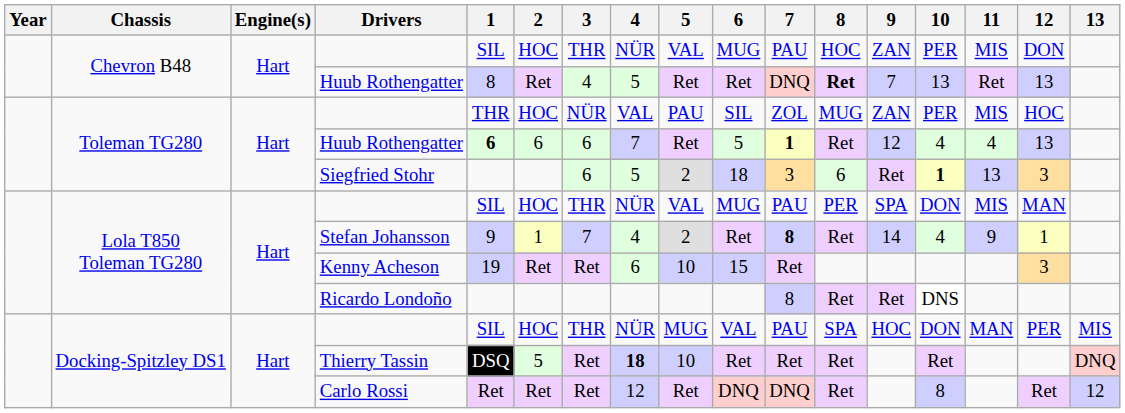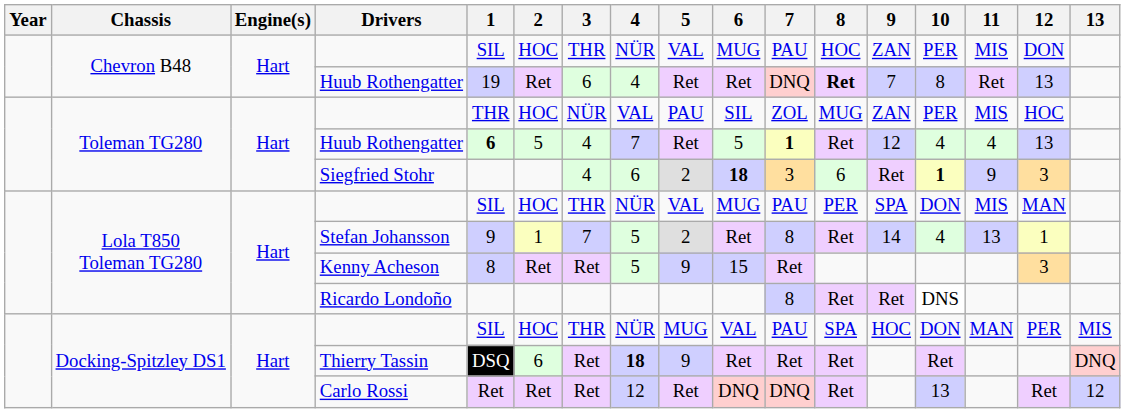(491, 81) 8 -> (491, 81) 19
(587, 81) 4 -> (587, 81) 6
(635, 81) 5 -> (635, 81) 4
(940, 81) 13 -> (940, 81) 8
(538, 143) 6 -> (538, 143) 5
(587, 143) 6 -> (587, 143) 4
(587, 174) 6 -> (587, 174) 4
(635, 174) 5 -> (635, 174) 6
(738, 174) normal -> (738, 174) bold
(991, 174) 13 -> (991, 174) 9
(635, 236) 4 -> (635, 236) 5
(790, 236) bold -> (790, 236) normal
(991, 236) 9 -> (991, 236) 13
(491, 267) 19 -> (491, 267) 8
(635, 267) 6 -> (635, 267) 5
(686, 267) 10 -> (686, 267) 9
(538, 360) 5 -> (538, 360) 6
(686, 360) 10 -> (686, 360) 9
(940, 391) 8 -> (940, 391) 13
